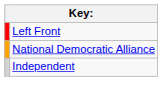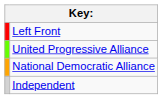+ row: (80, 49)
